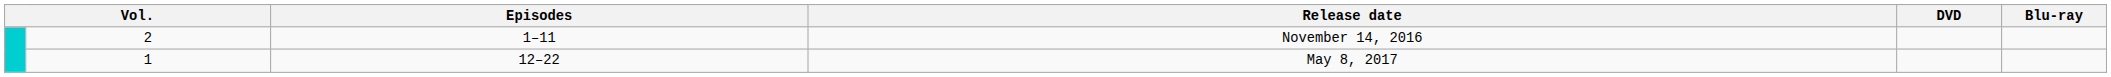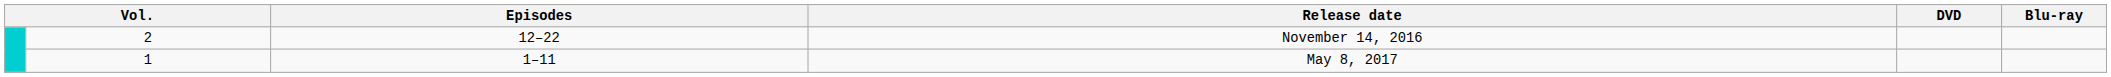(539, 38) 1–11 -> (539, 38) 12–22
(539, 61) 12–22 -> (539, 61) 1–11
